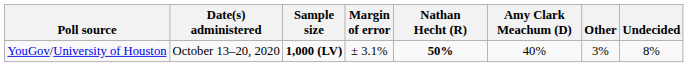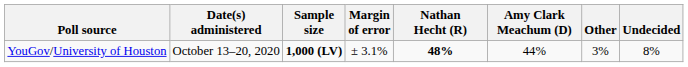(440, 51) 50% -> (440, 51) 48%
(534, 51) 40% -> (534, 51) 44%
